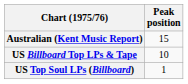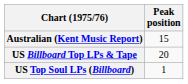(164, 54) 10 -> (164, 54) 20
